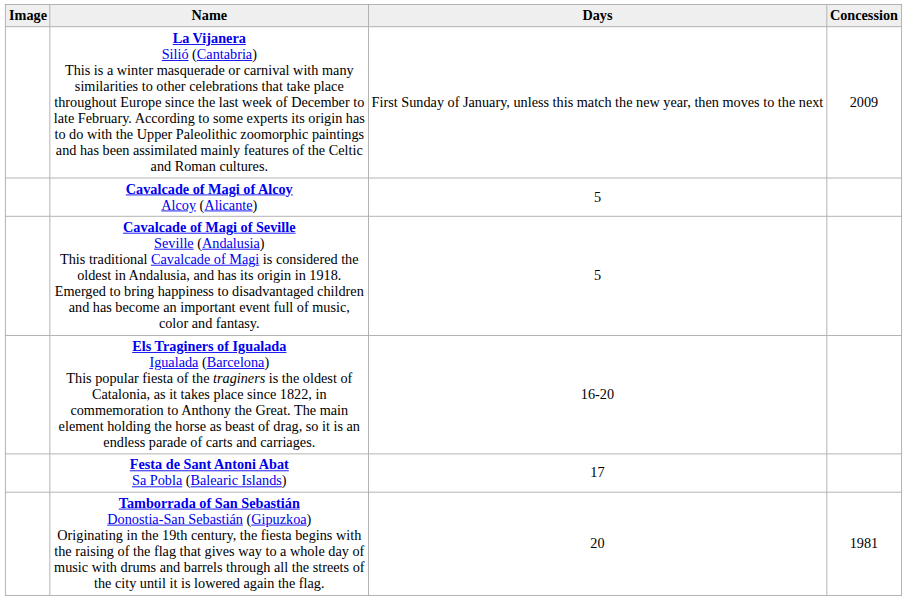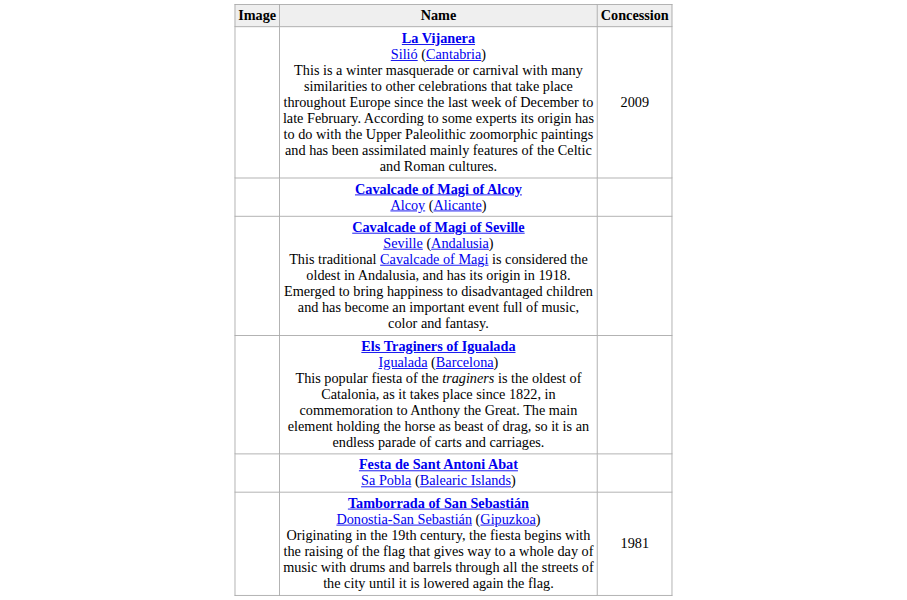- column: (597, 15)
